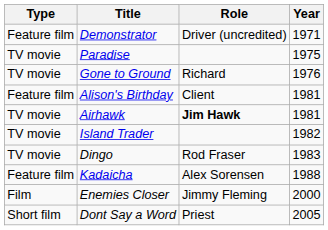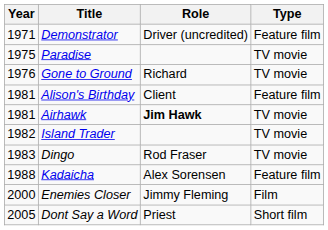columns swapped: (306, 14) <-> (41, 14)
